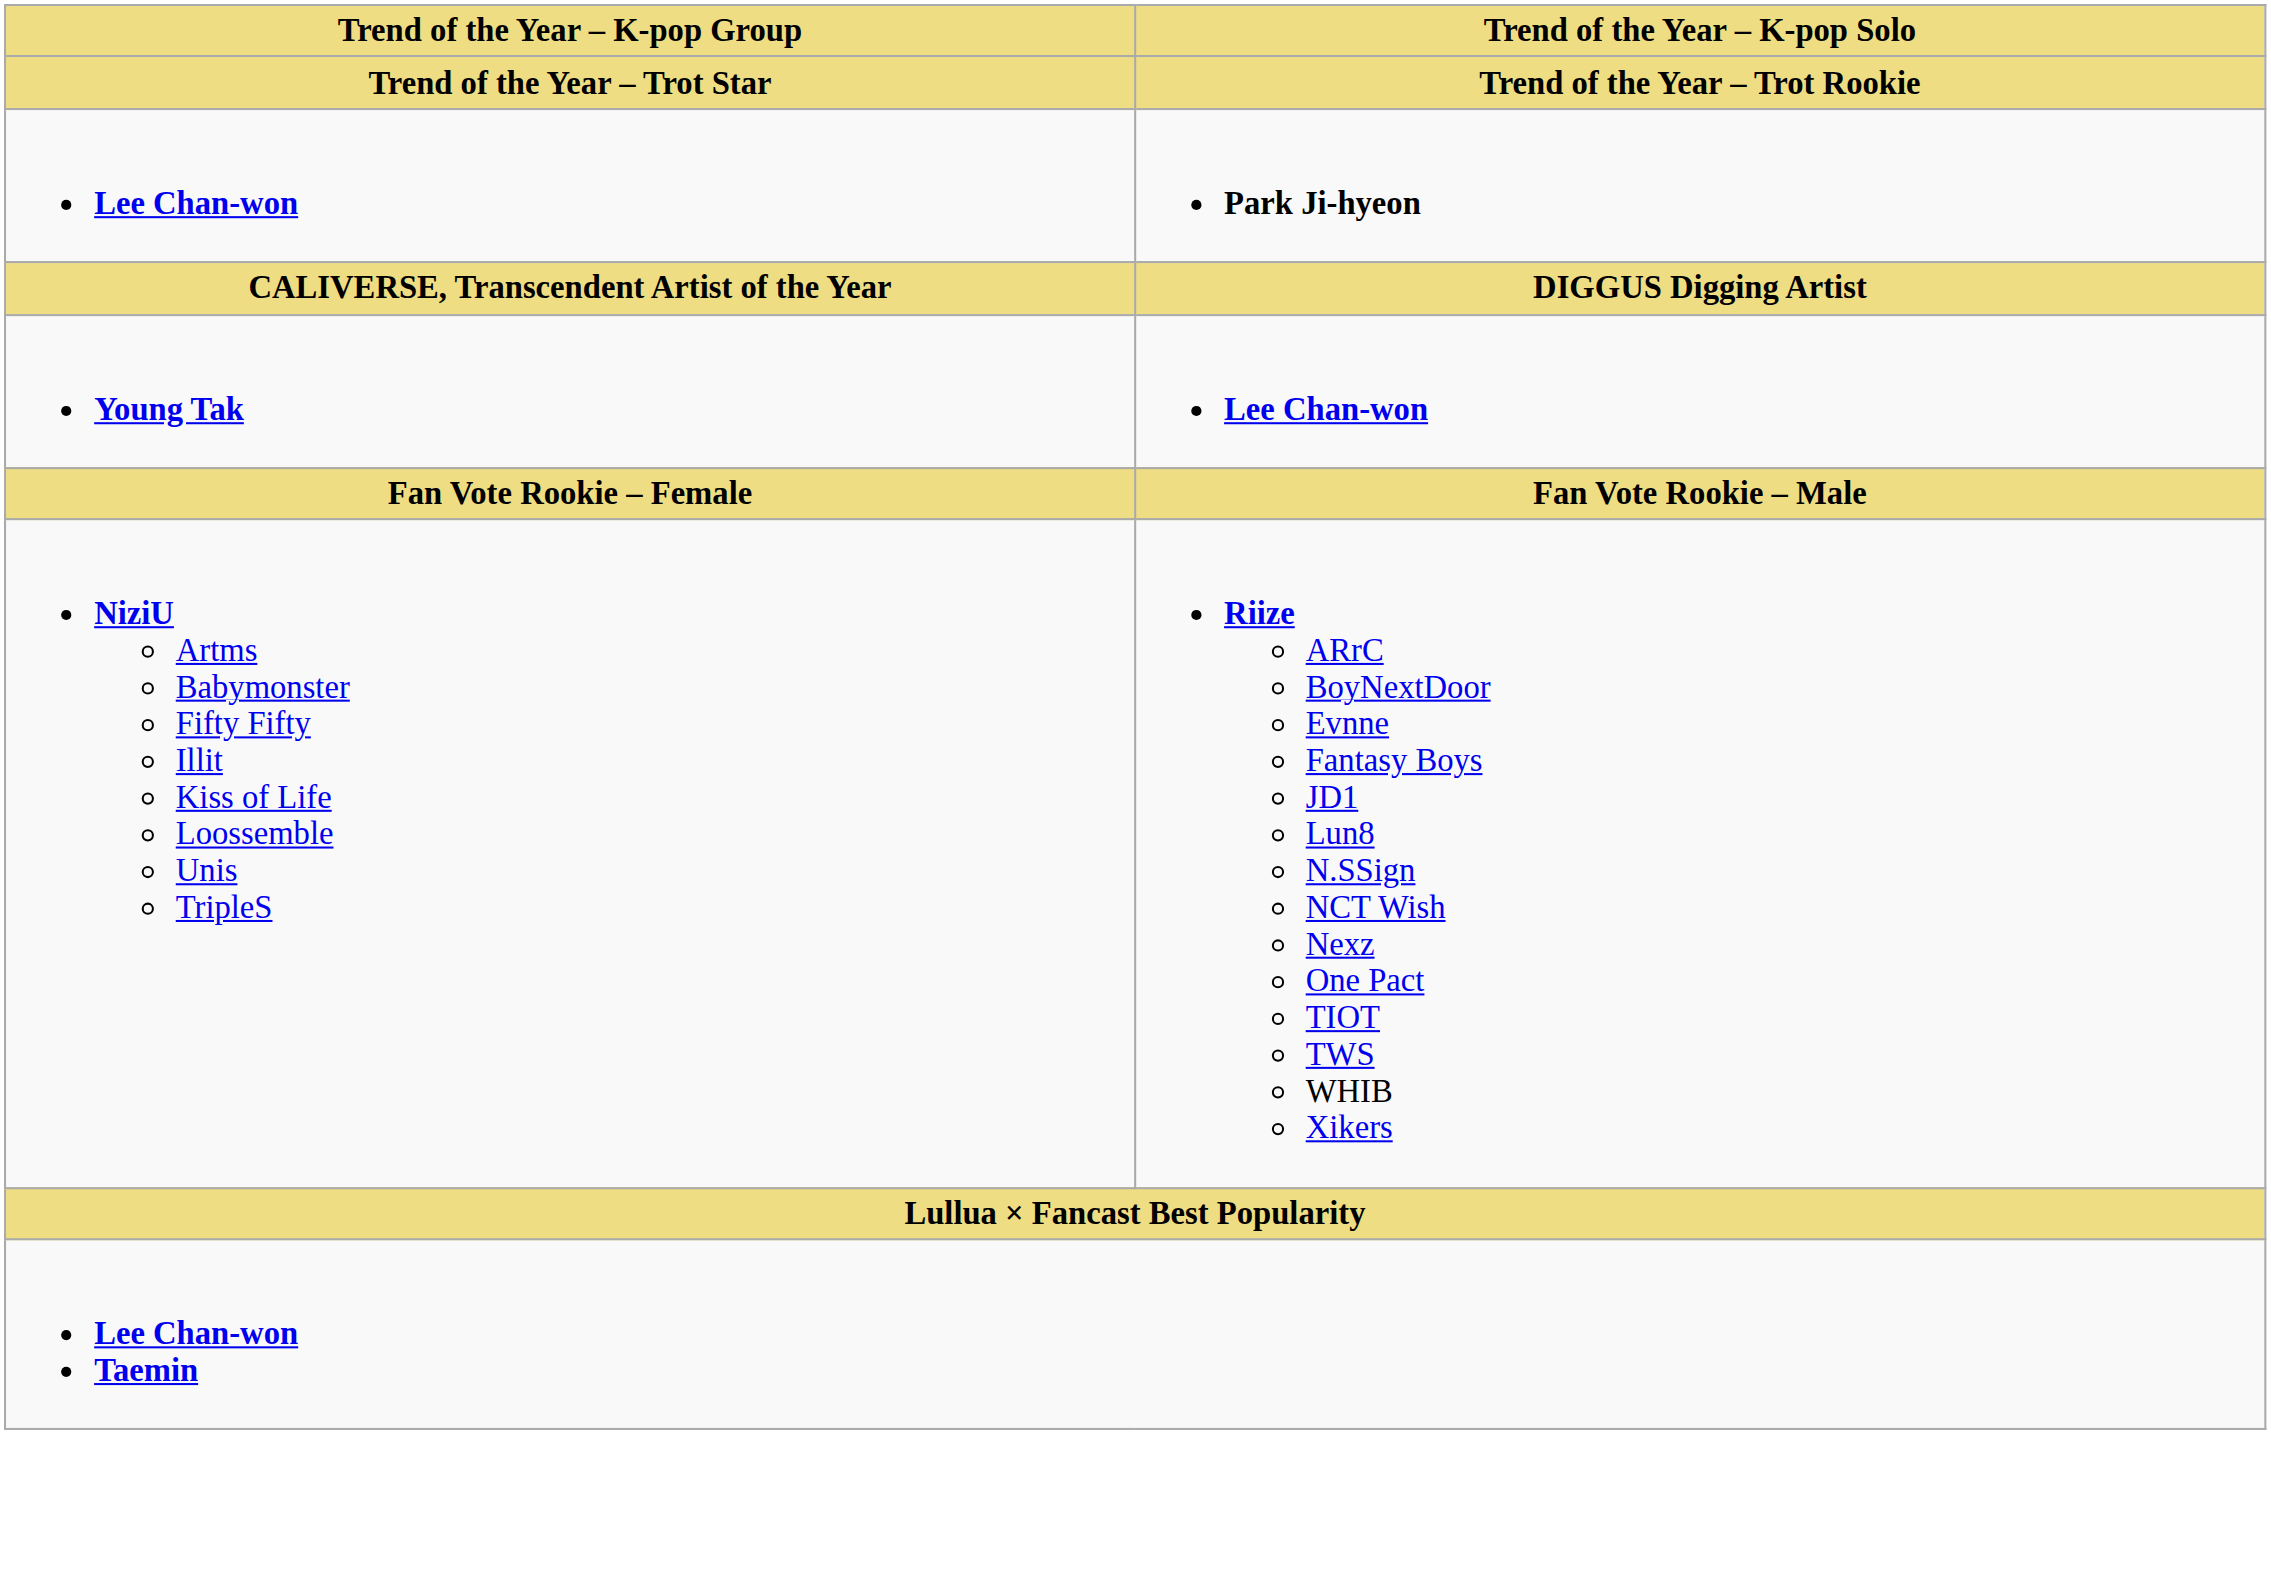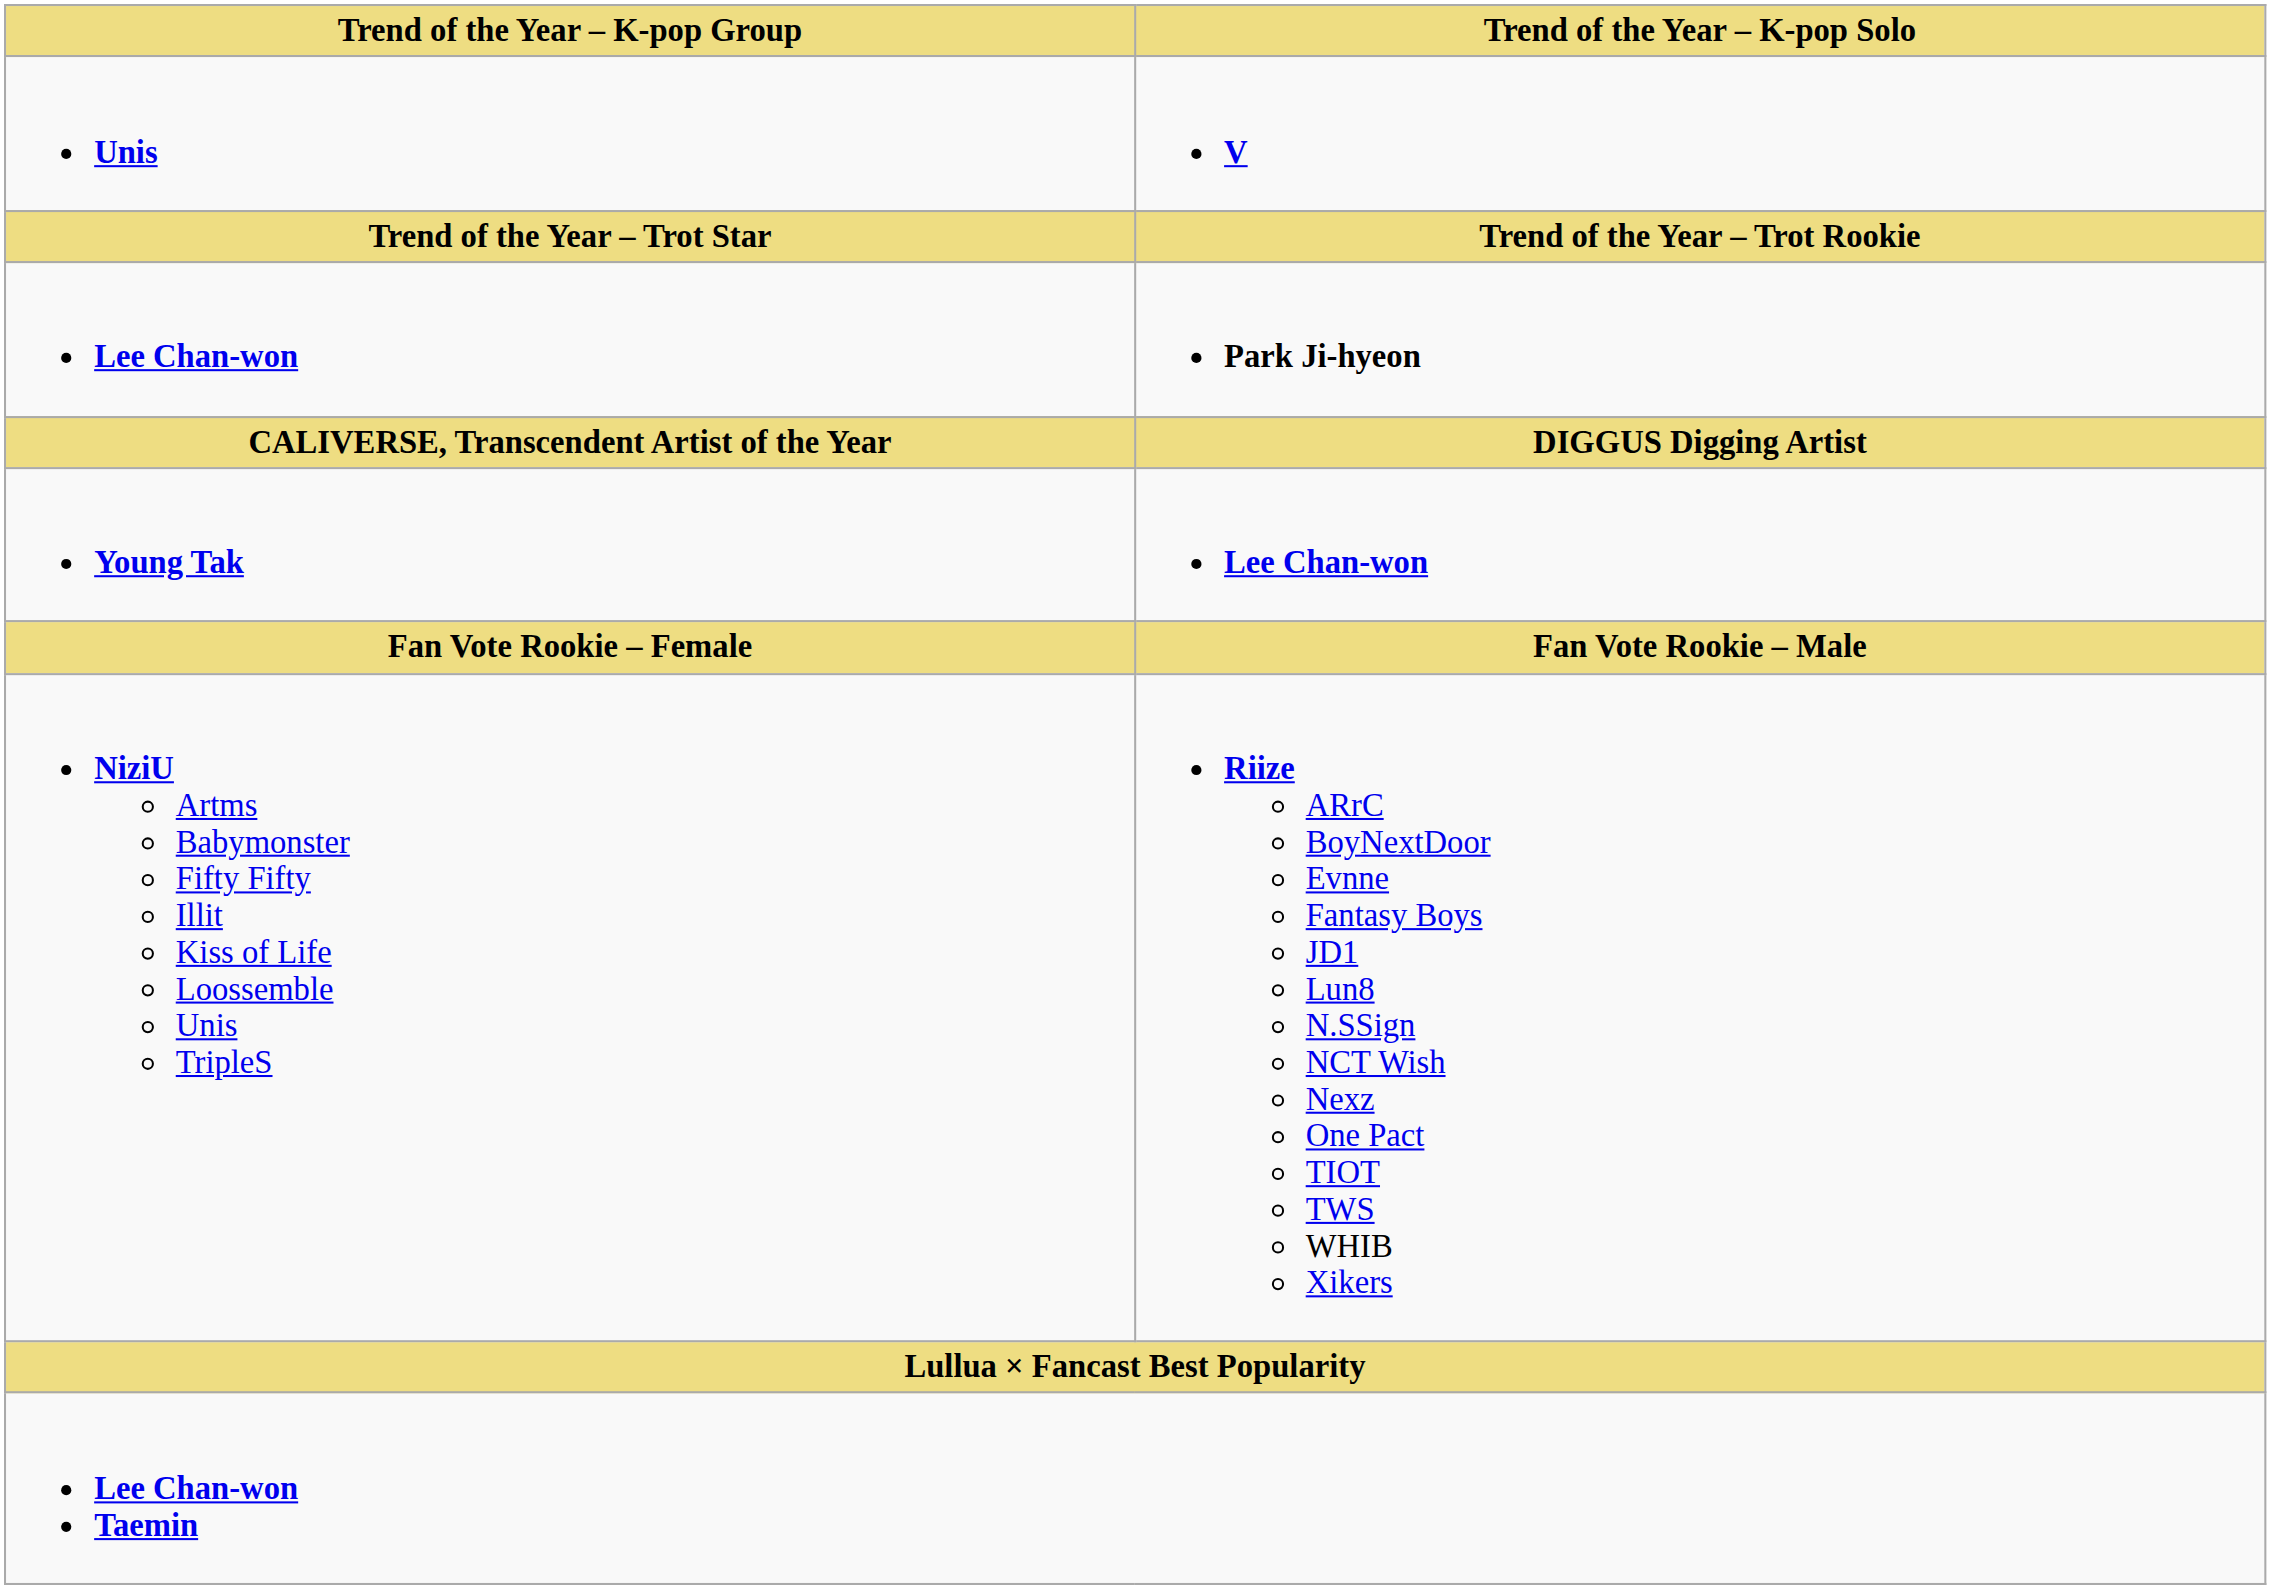+ row: (570, 152)
